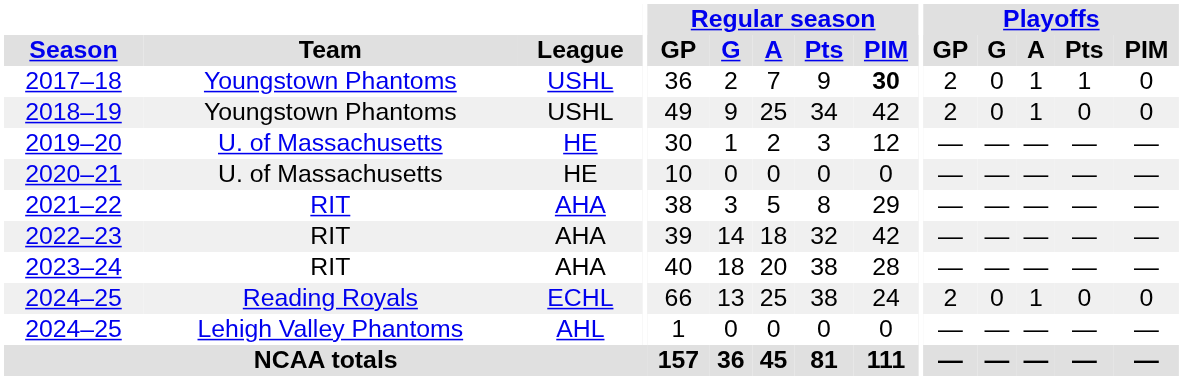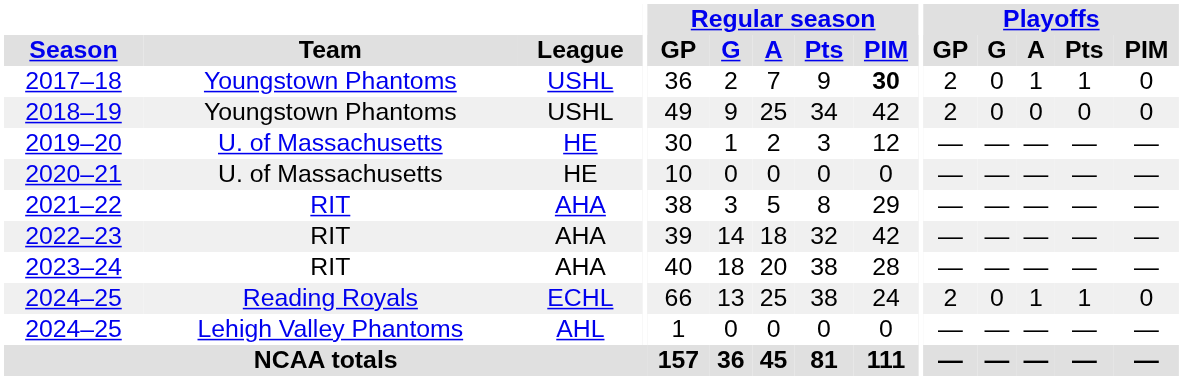(1036, 112) 1 -> (1036, 112) 0
(1084, 298) 0 -> (1084, 298) 1
